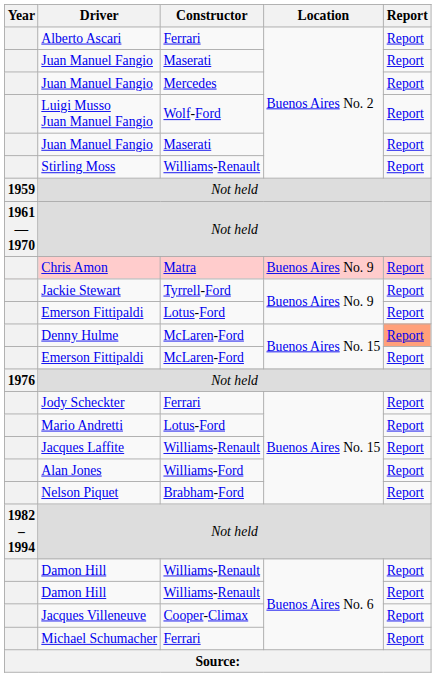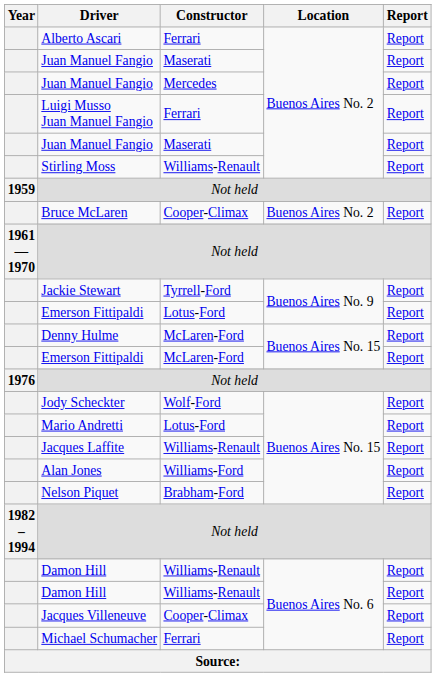(192, 114) Wolf-Ford -> (182, 114) Ferrari
+ row: (21, 213)
- row: (21, 268)
(405, 335) lightsalmon background -> (405, 335) no background
(182, 402) Ferrari -> (192, 402) Wolf-Ford
